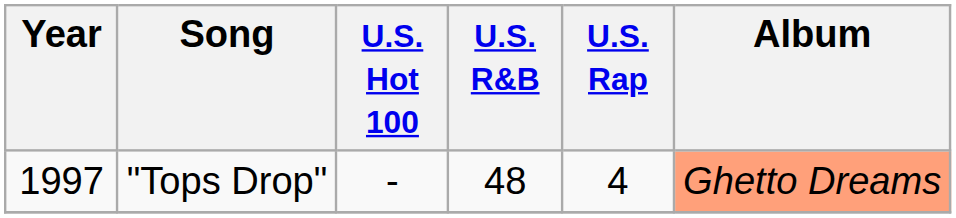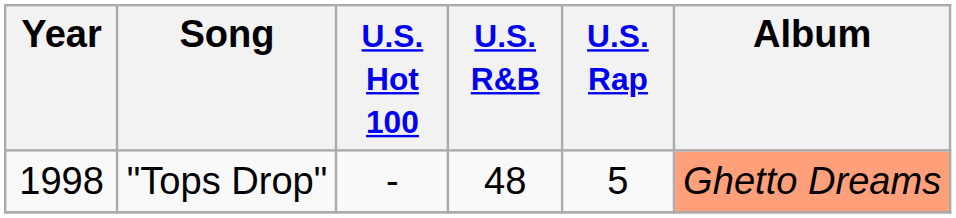(62, 180) 1997 -> (62, 180) 1998
(618, 180) 4 -> (618, 180) 5
